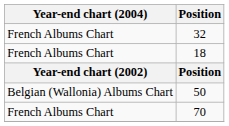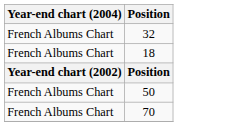(90, 92) Belgian (Wallonia) Albums Chart -> (60, 92) French Albums Chart
